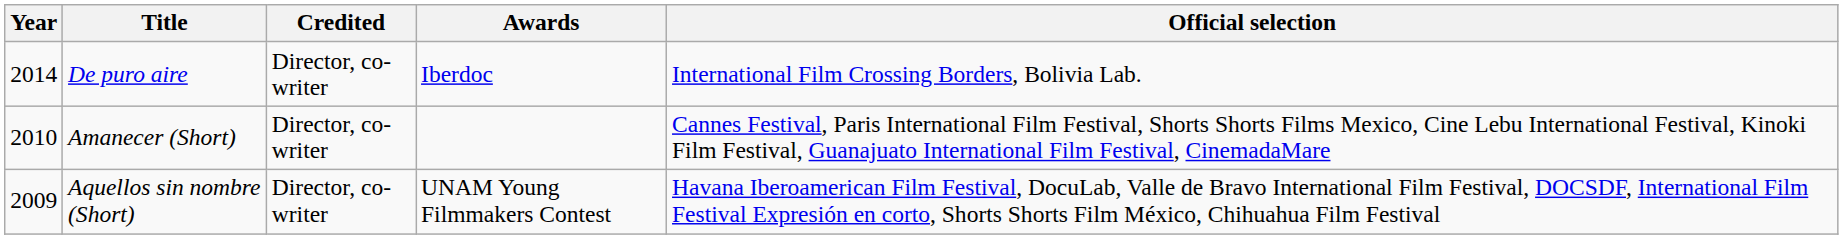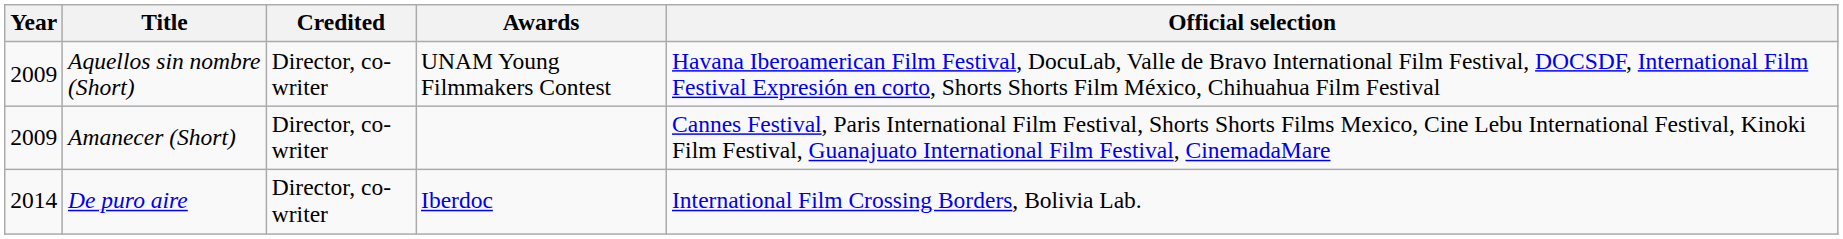rows swapped: (164, 201) <-> (128, 73)
(34, 137) 2010 -> (34, 137) 2009
